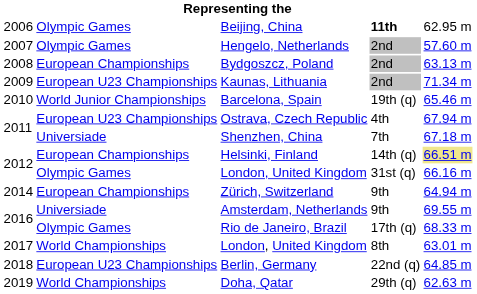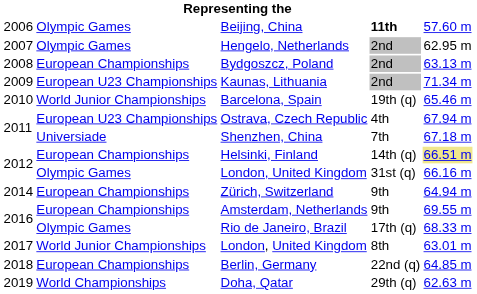(448, 27) 62.95 m -> (448, 27) 57.60 m
(448, 45) 57.60 m -> (448, 45) 62.95 m
(71, 209) Universiade -> (113, 209) European Championships
(101, 246) World Championships -> (121, 246) World Junior Championships
(127, 264) European U23 Championships -> (113, 264) European Championships
